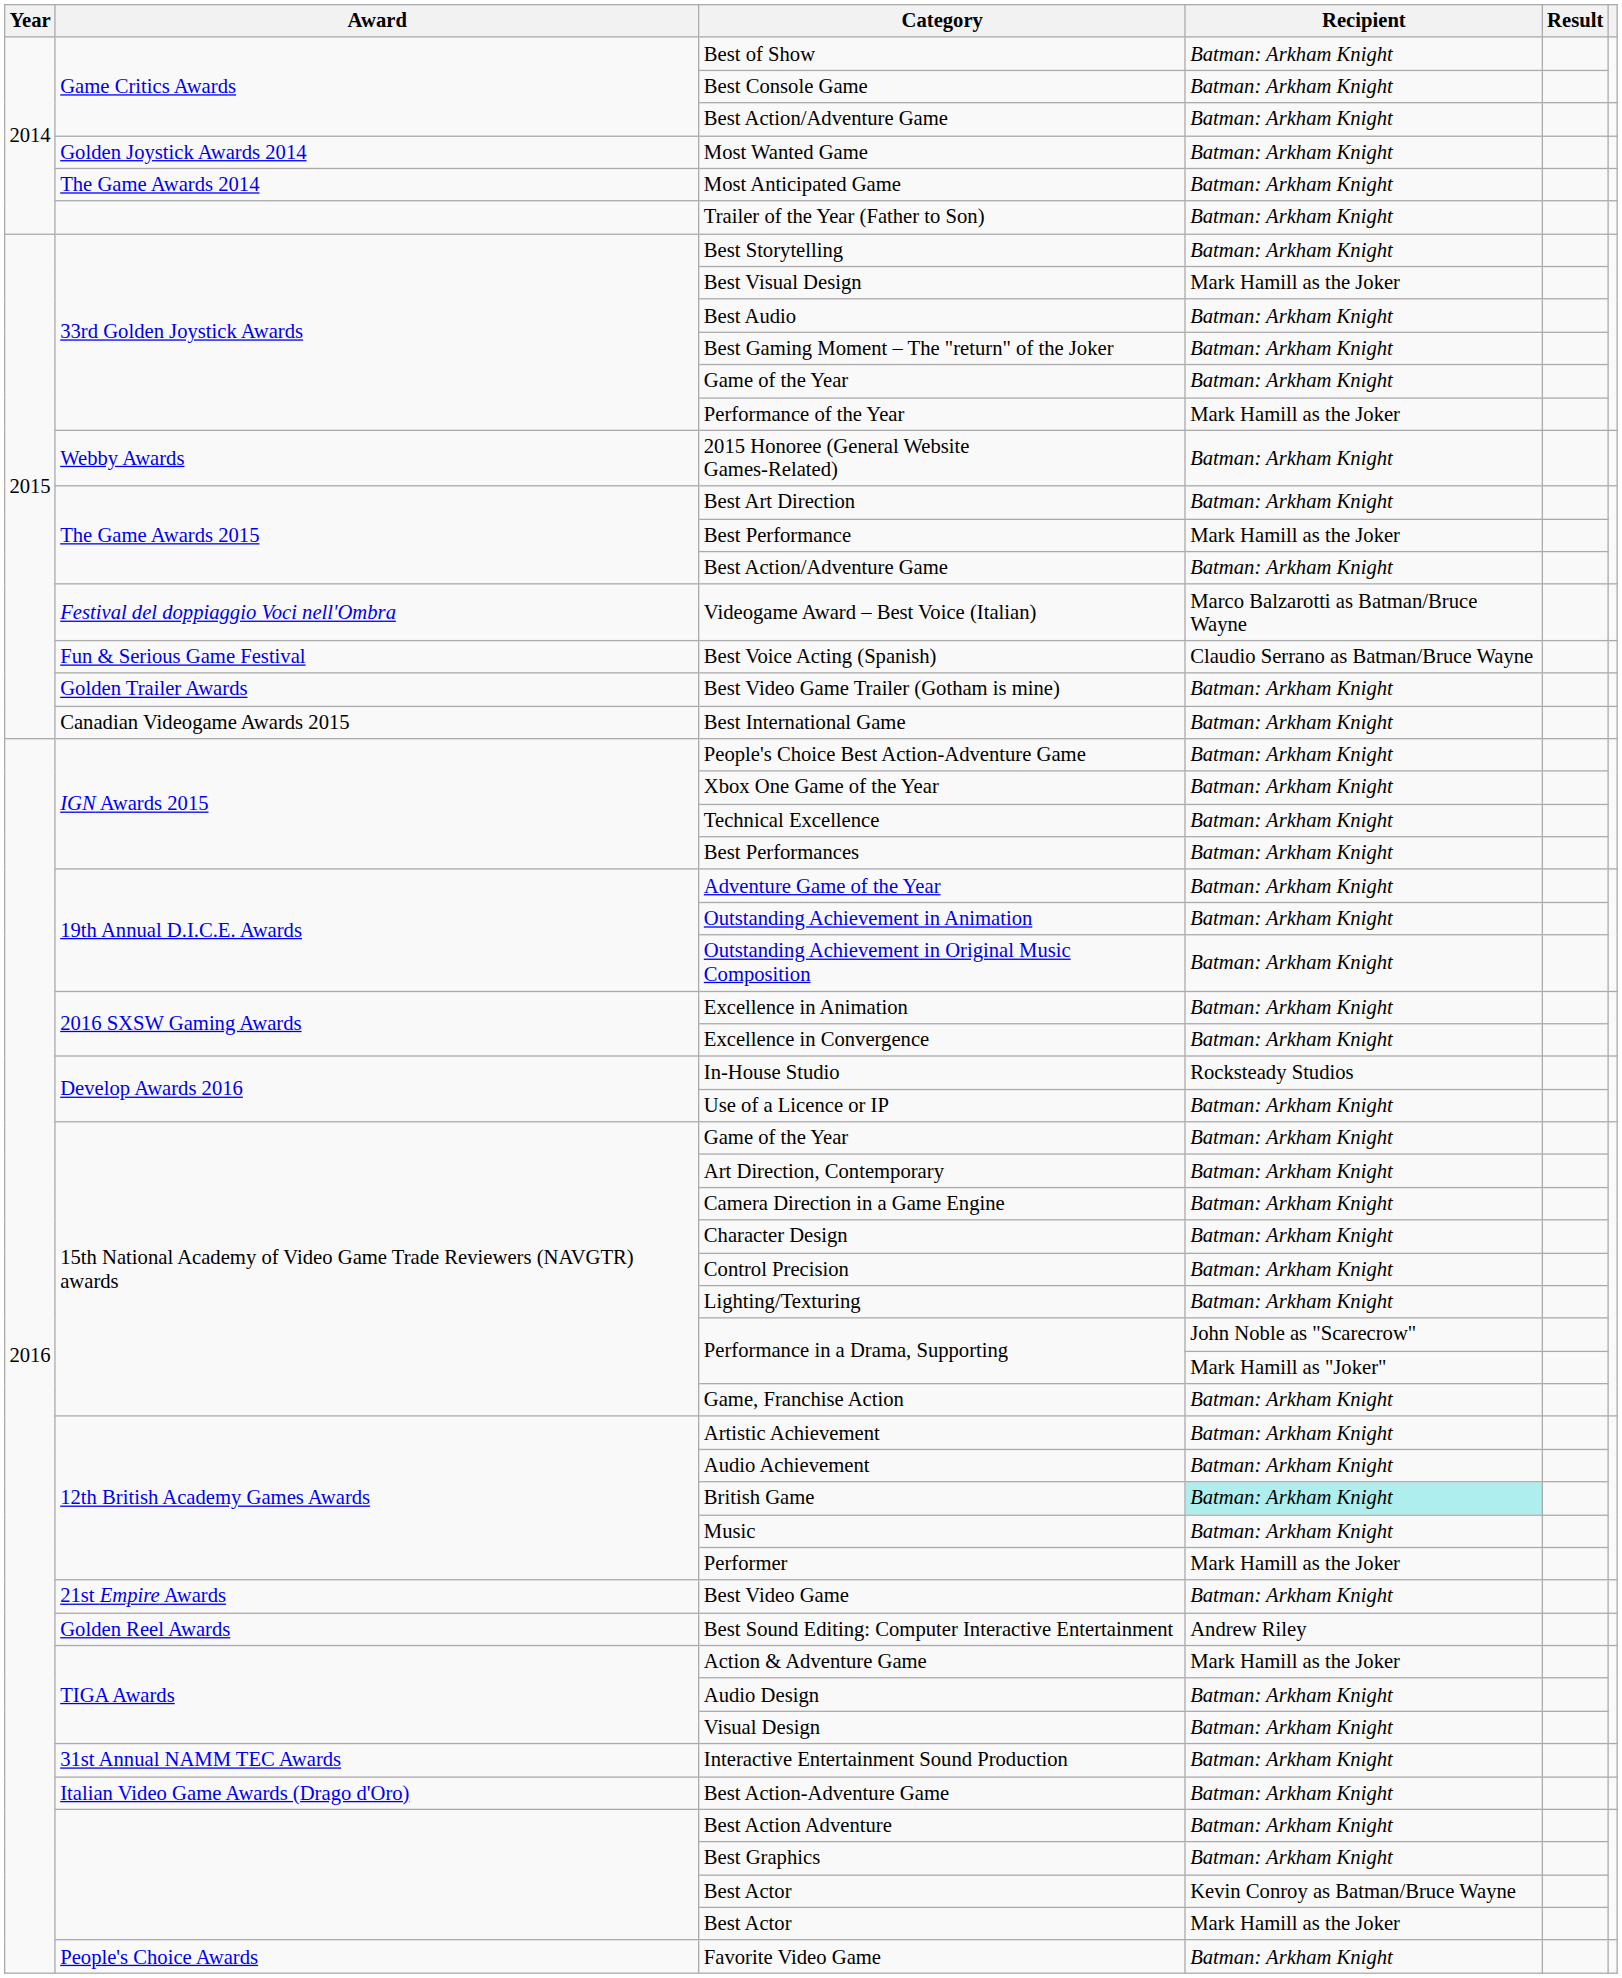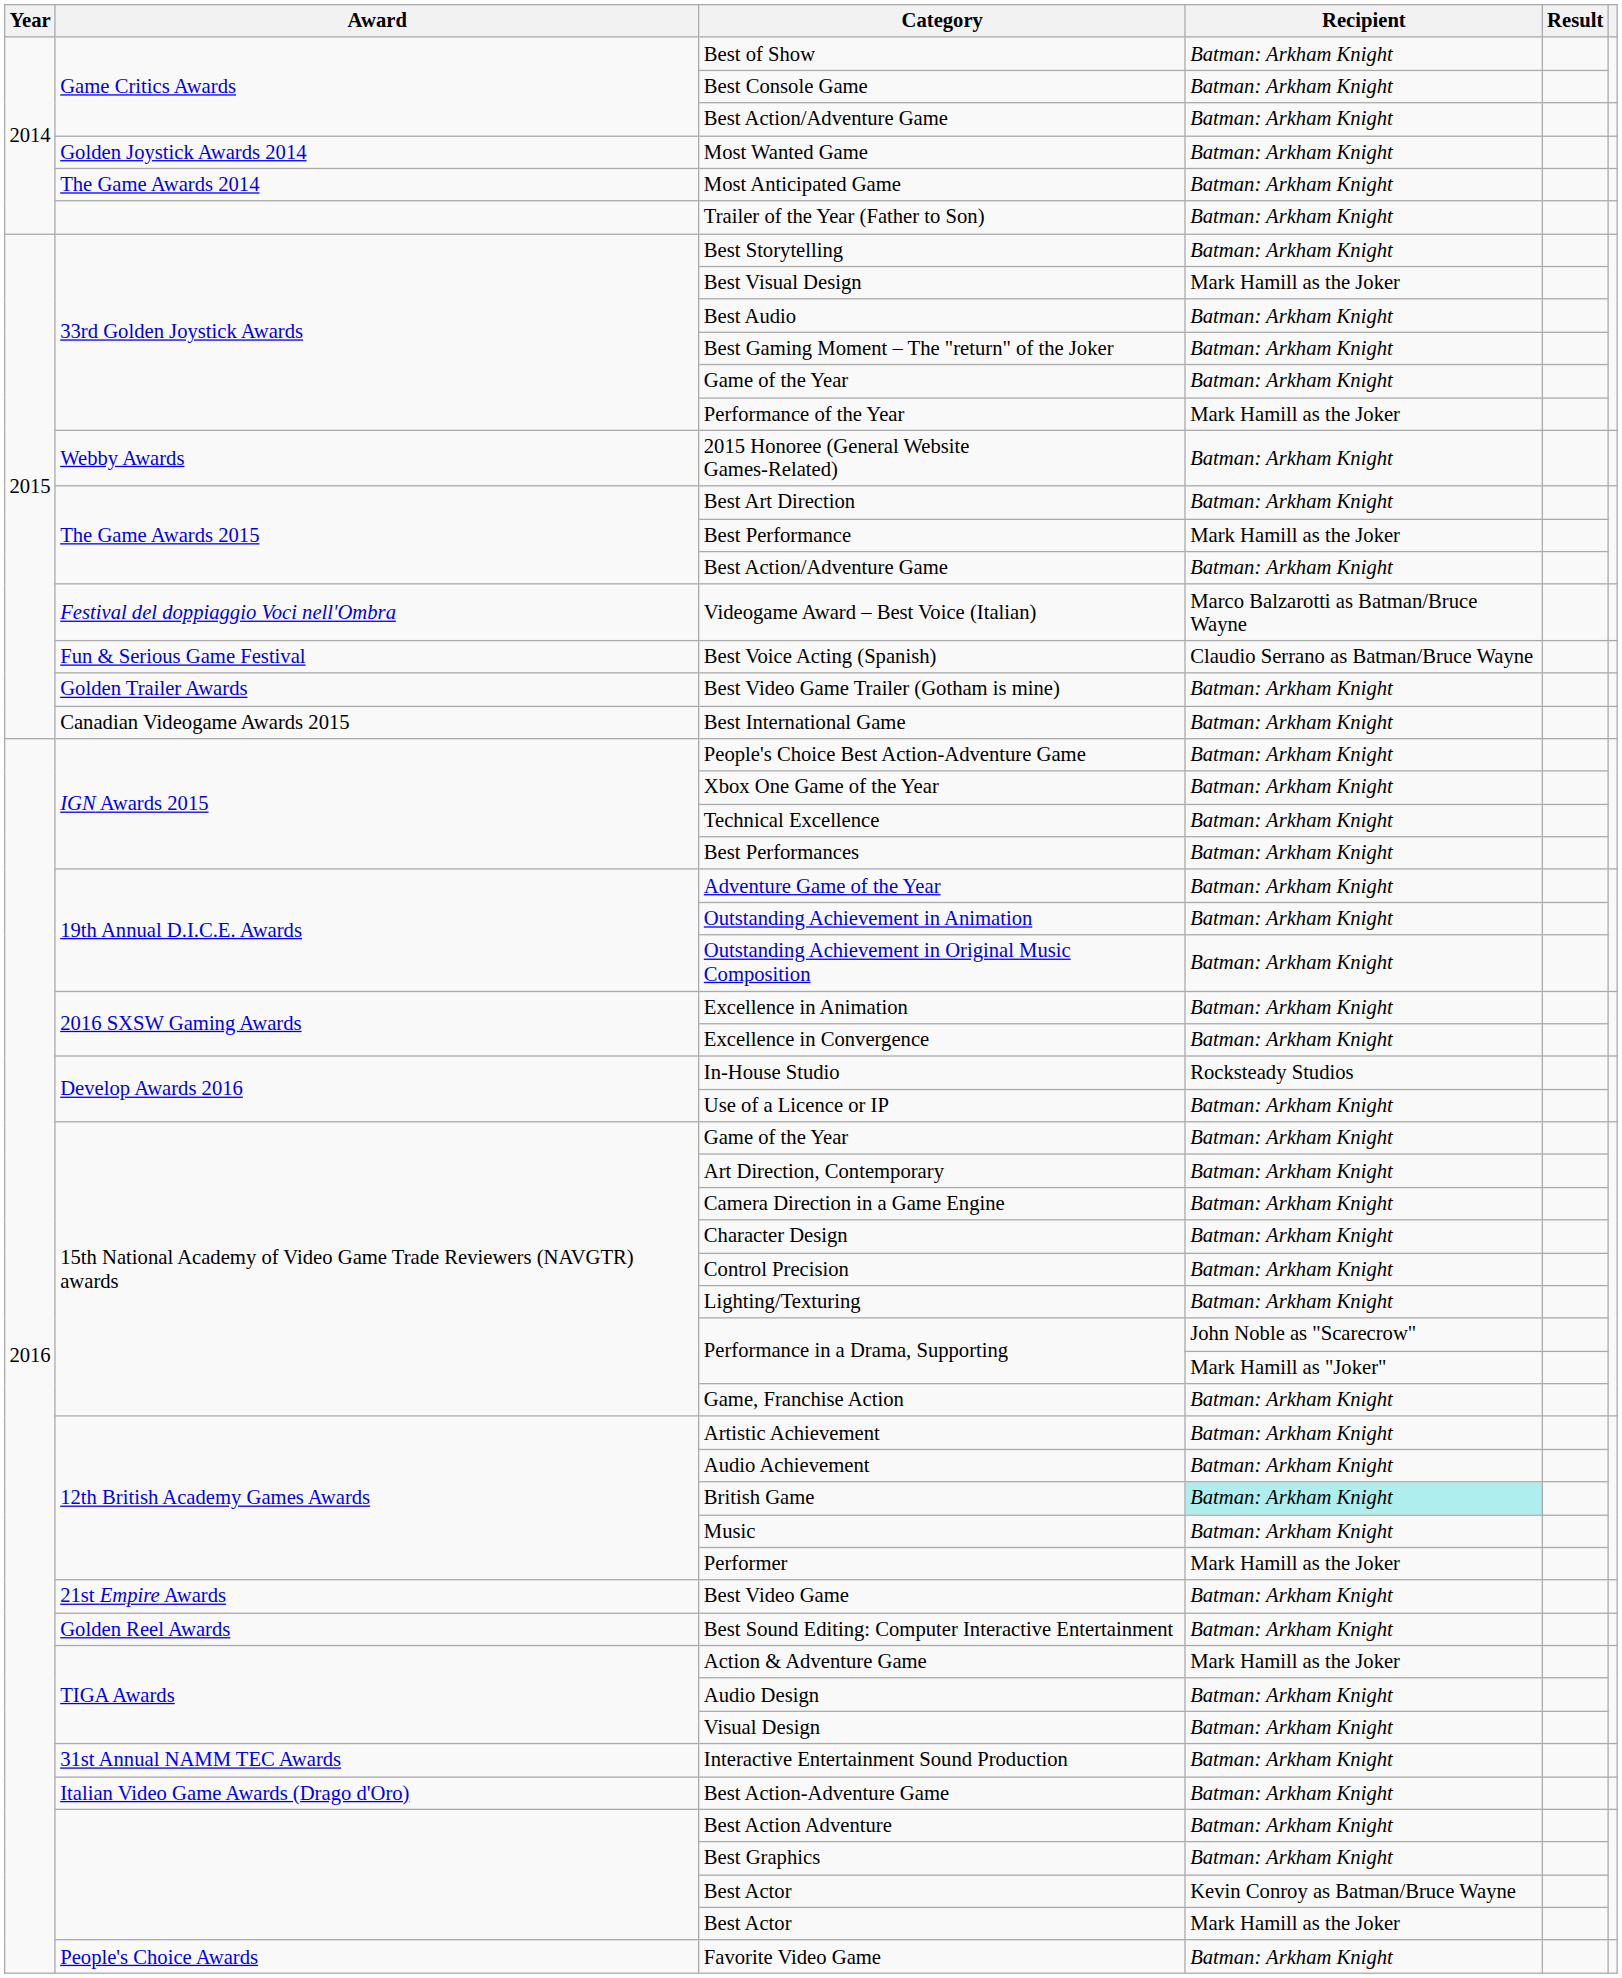(1248, 1629) Andrew Riley -> (1291, 1629) Batman: Arkham Knight
